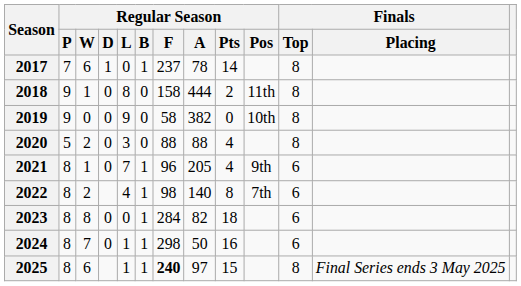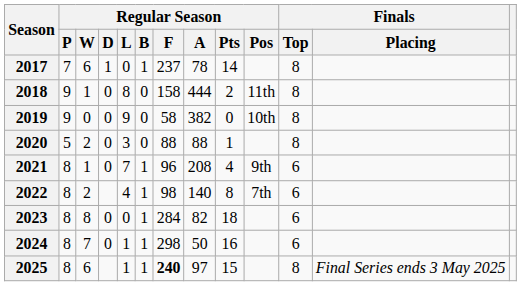(229, 142) 4 -> (229, 142) 1
(200, 167) 205 -> (200, 167) 208
